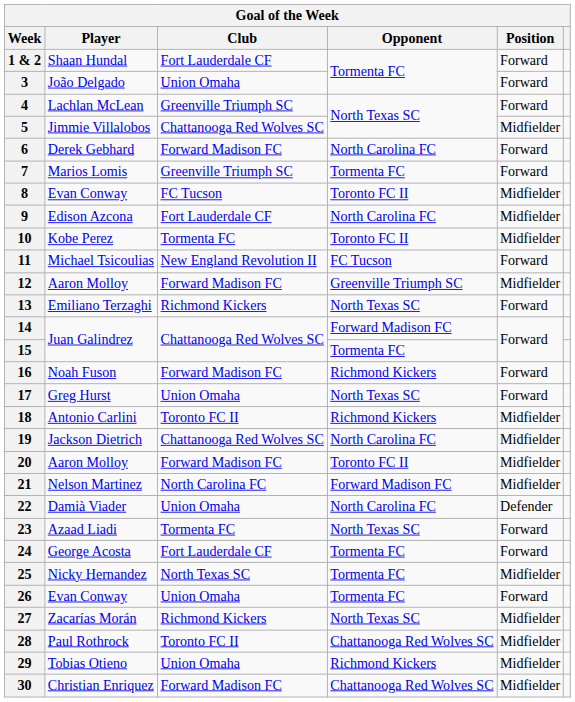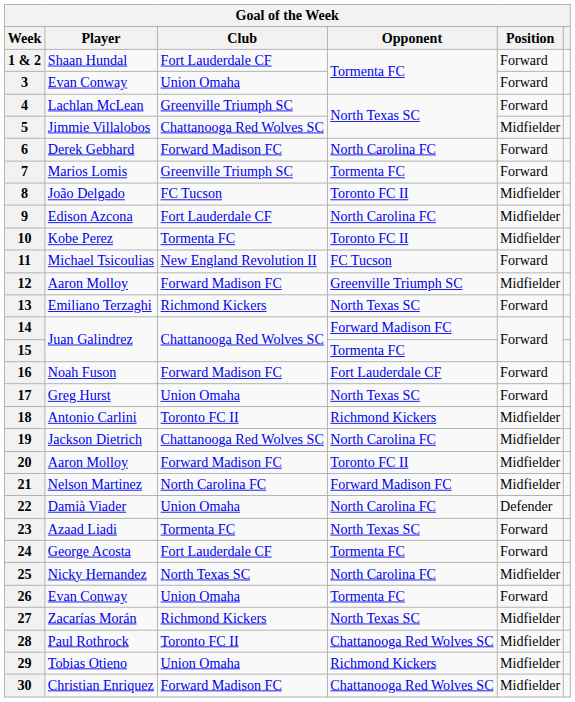(86, 82) João Delgado -> (87, 82) Evan Conway
(87, 194) Evan Conway -> (86, 194) João Delgado
(383, 372) Richmond Kickers -> (386, 372) Fort Lauderdale CF
(368, 573) Tormenta FC -> (383, 573) North Carolina FC
